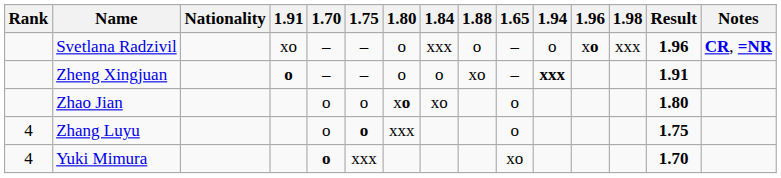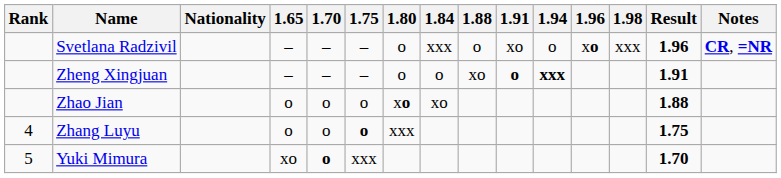columns swapped: (515, 18) <-> (289, 18)
(674, 102) 1.80 -> (674, 102) 1.88
(28, 159) 4 -> (28, 159) 5
